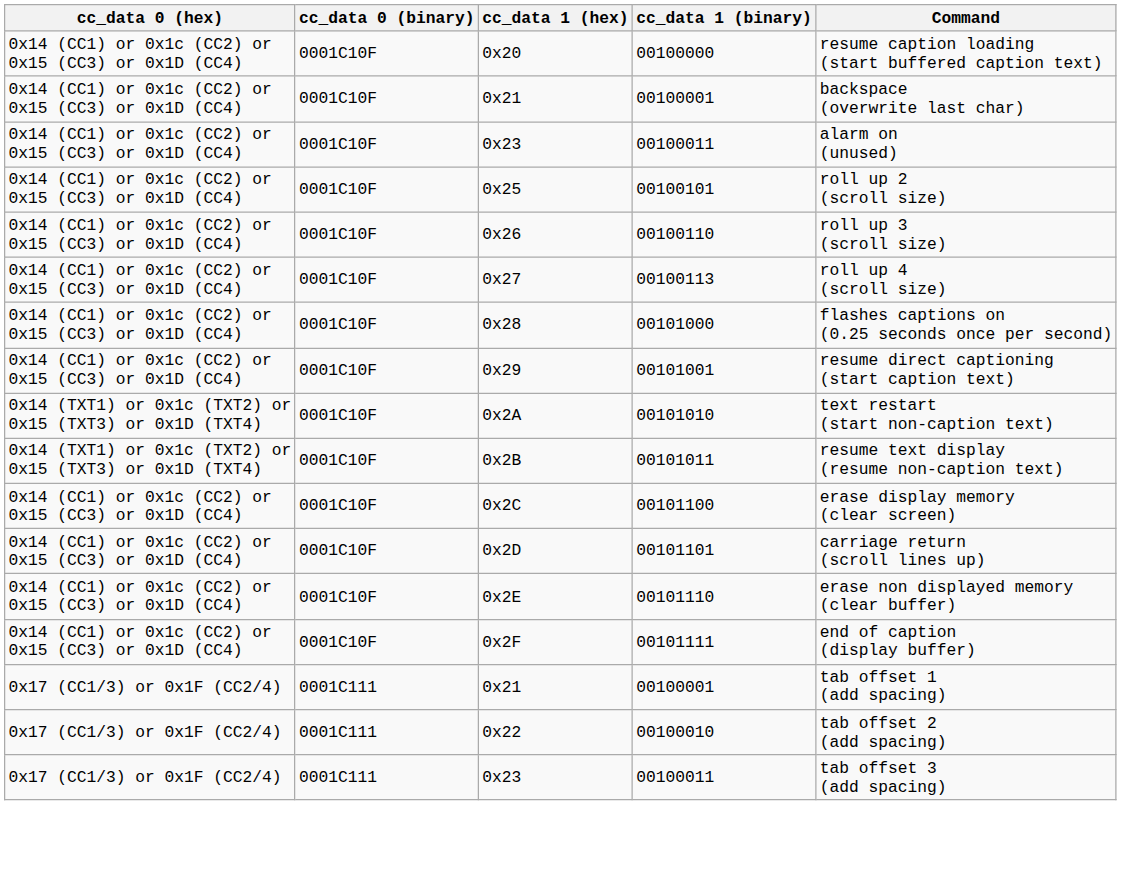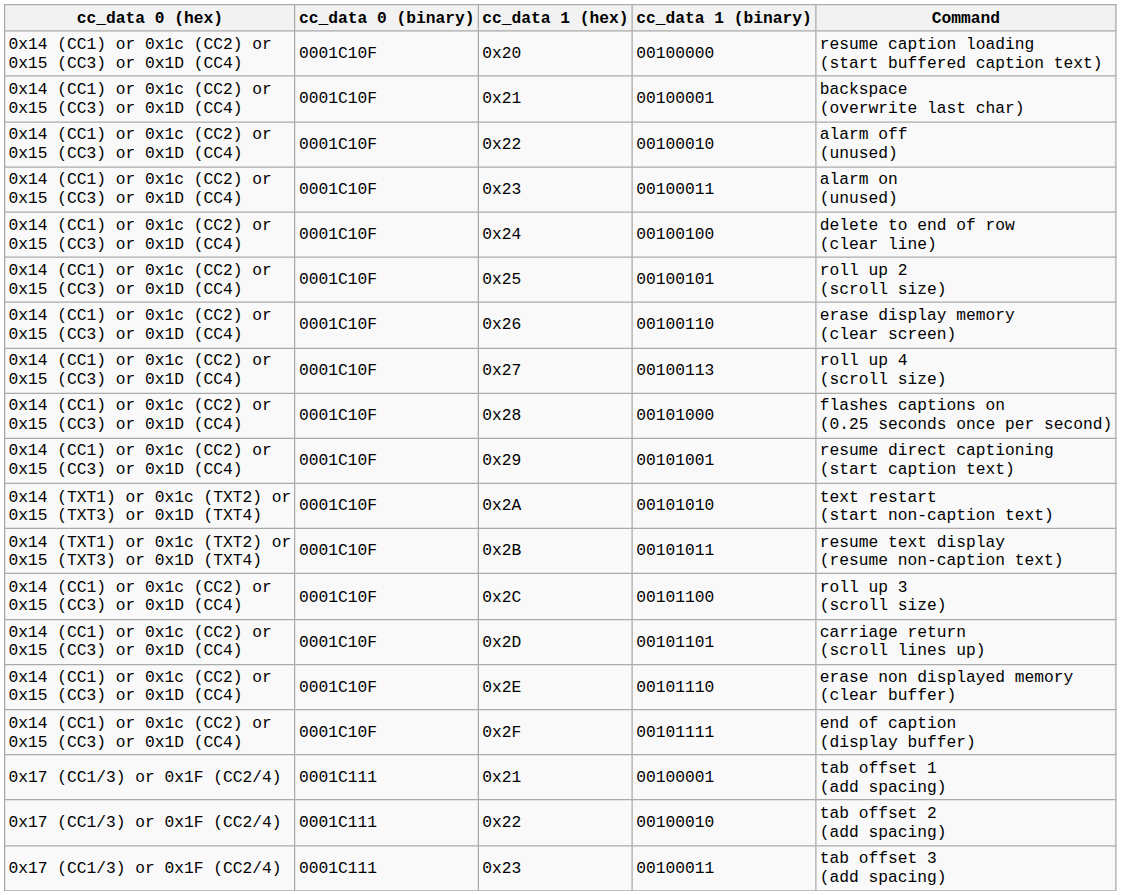+ row: (140, 144)
+ row: (140, 235)
(883, 235) roll up 3 (scroll size) -> (917, 325) erase display memory (clear screen)
(917, 506) erase display memory (clear screen) -> (883, 597) roll up 3 (scroll size)
